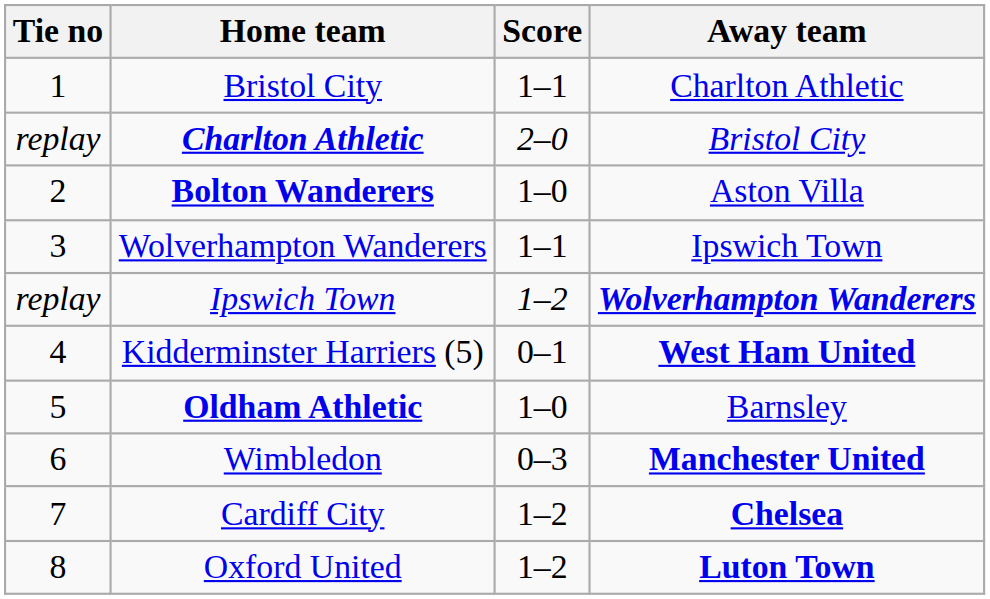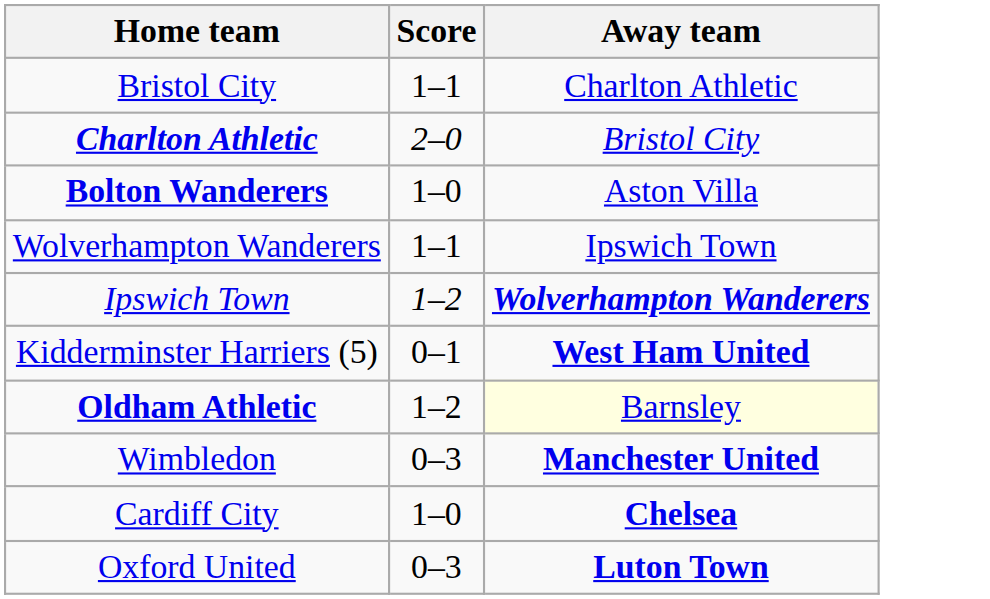- column: (58, 31)
(542, 406) 1–0 -> (436, 406) 1–2
(787, 406) no background -> (681, 406) lightyellow background
(542, 513) 1–2 -> (436, 513) 1–0
(542, 566) 1–2 -> (436, 566) 0–3
